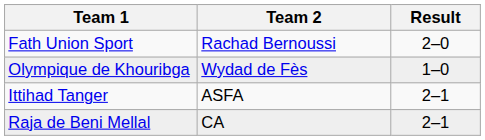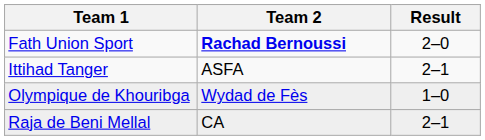(269, 43) normal -> (274, 43) bold
rows swapped: (99, 69) <-> (58, 95)
